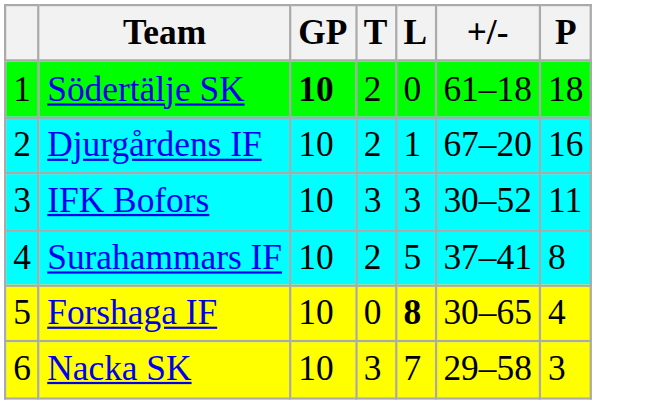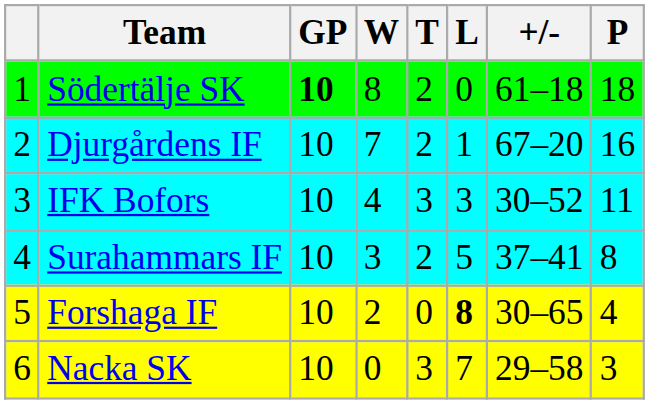+ column: (381, 32)
